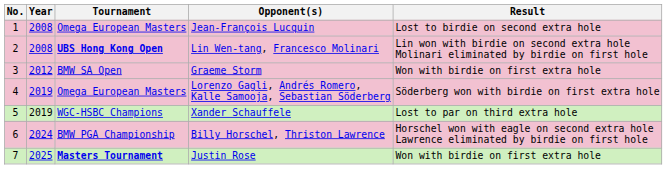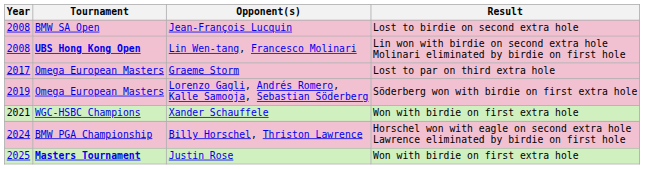- column: (16, 13)
(122, 28) Omega European Masters -> (67, 28) BMW SA Open
(41, 71) 2012 -> (18, 71) 2017
(90, 71) BMW SA Open -> (100, 71) Omega European Masters
(498, 71) Won with birdie on first extra hole -> (464, 71) Lost to par on third extra hole
(41, 113) 2019 -> (18, 113) 2021
(486, 113) Lost to par on third extra hole -> (476, 113) Won with birdie on first extra hole
